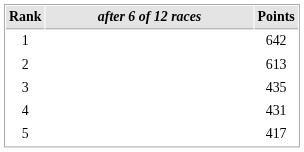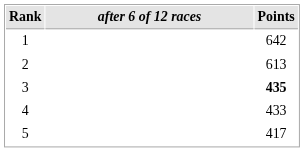(276, 87) normal -> (276, 87) bold
(276, 111) 431 -> (276, 111) 433
